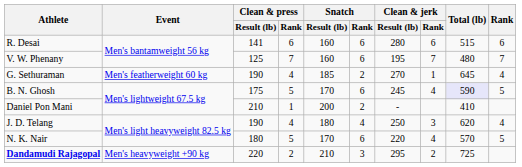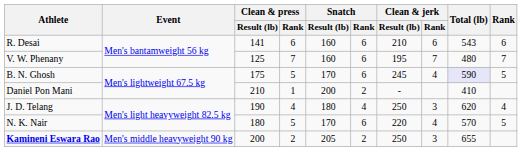(398, 43) 280 -> (399, 43) 210
(467, 43) 515 -> (469, 43) 543
- row: (36, 75)
+ row: (53, 139)
- row: (53, 155)
